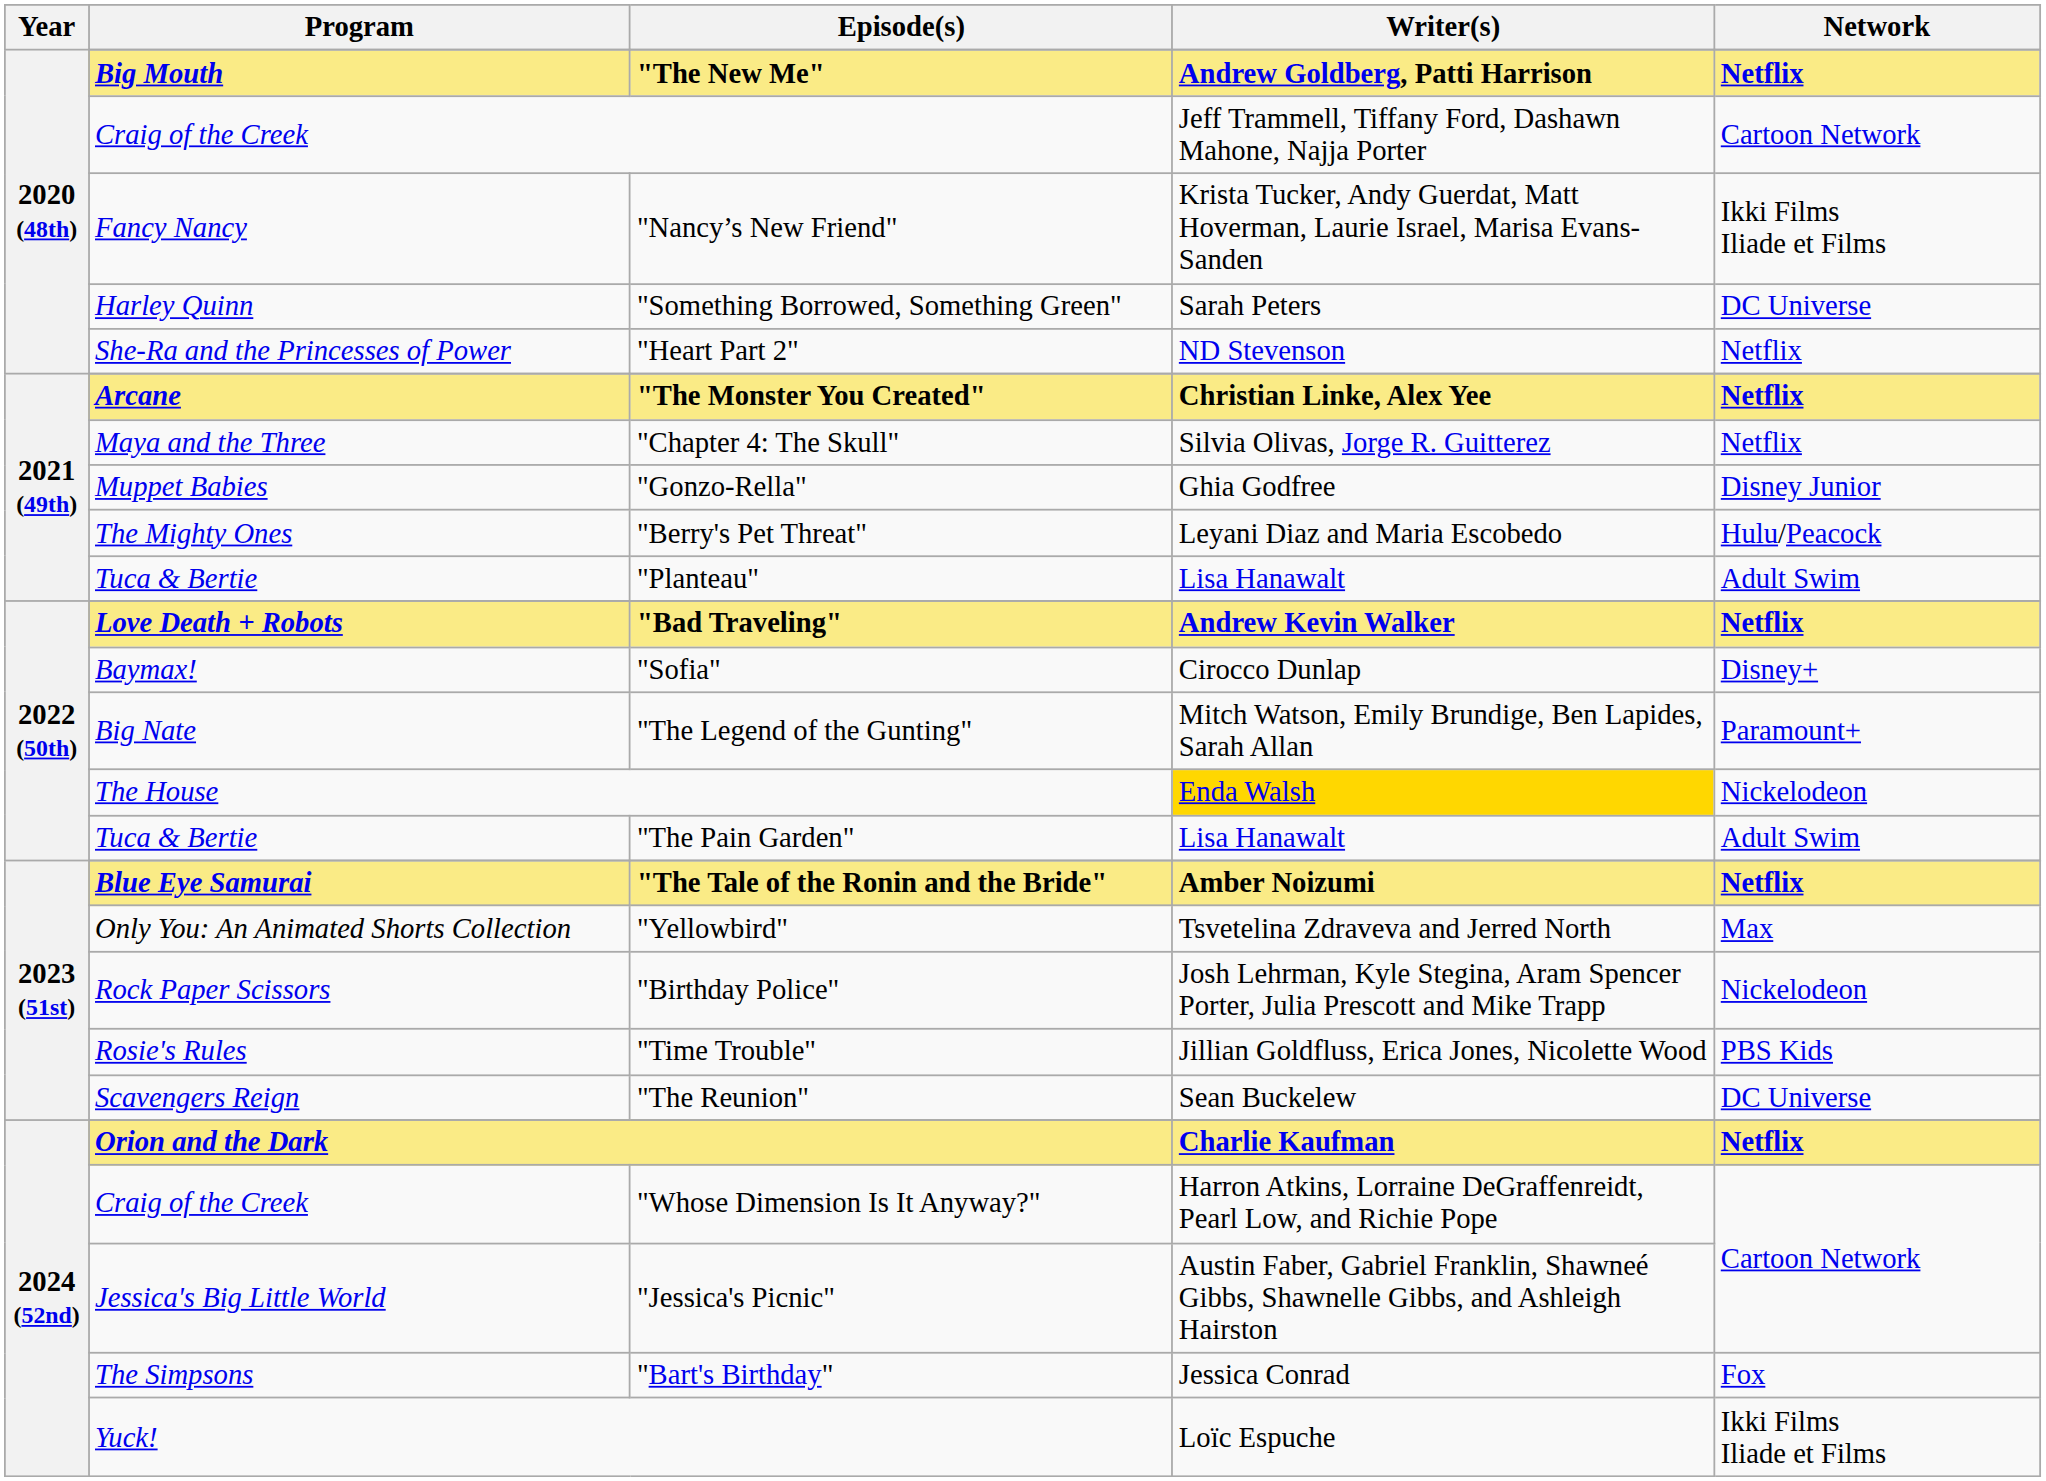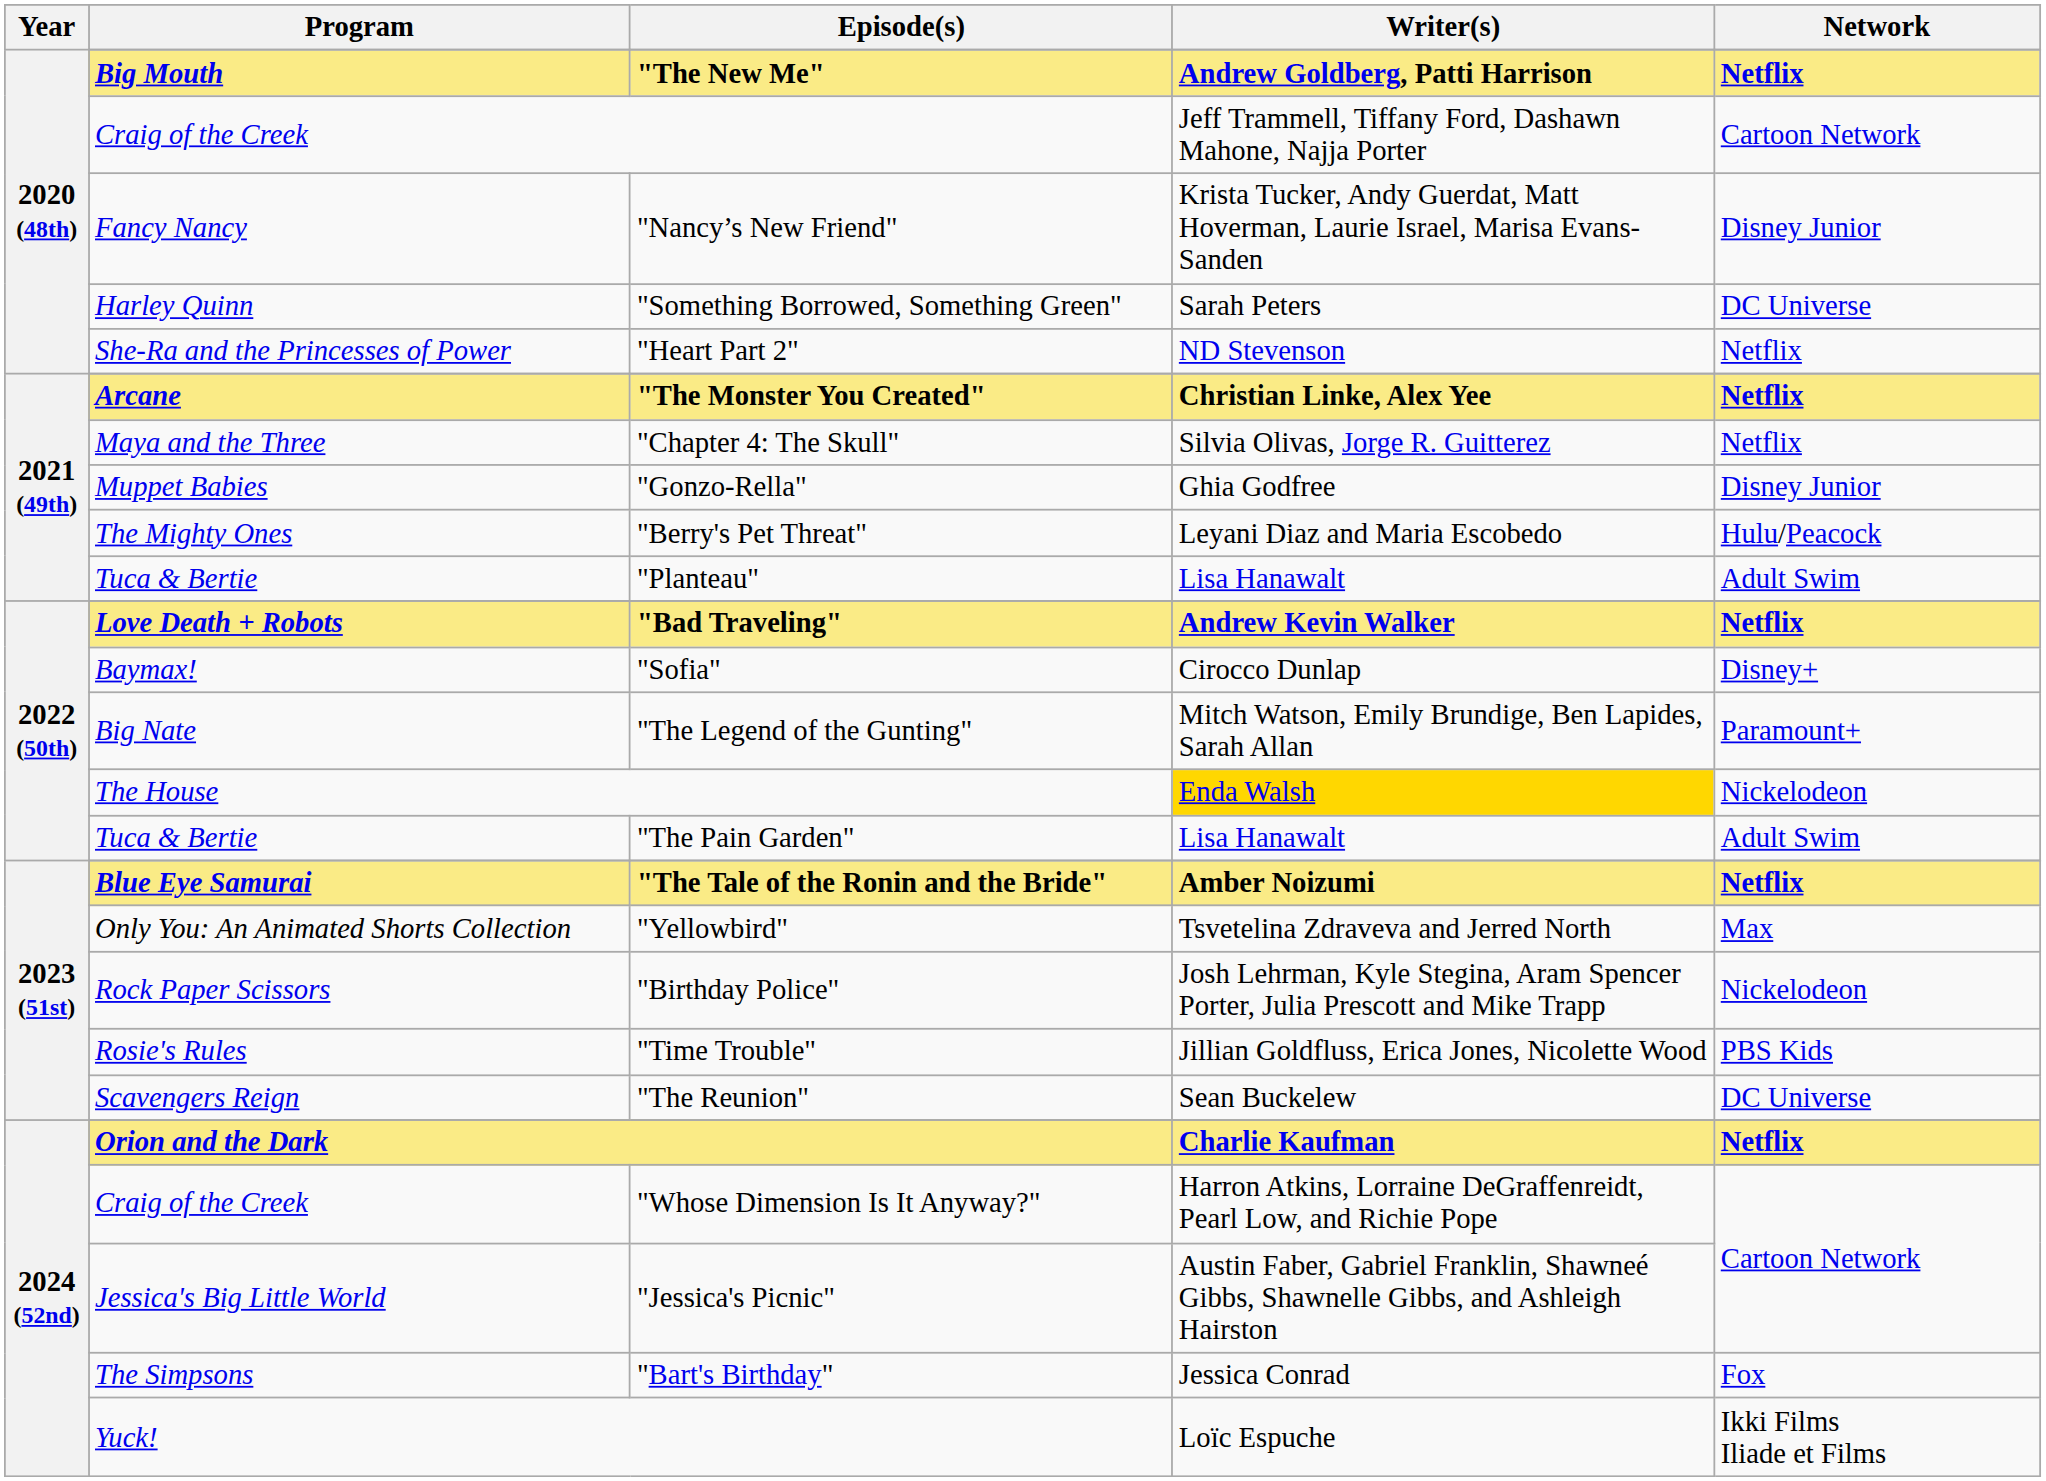(1804, 227) Ikki Films Iliade et Films -> (1801, 227) Disney Junior
